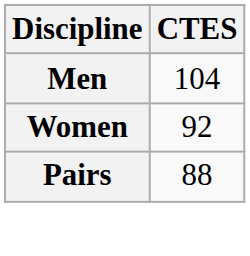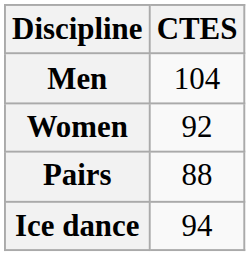+ row: (77, 224)
